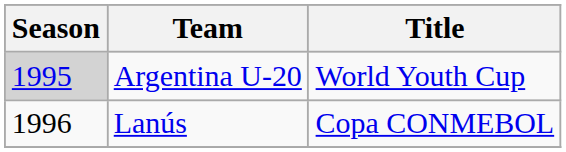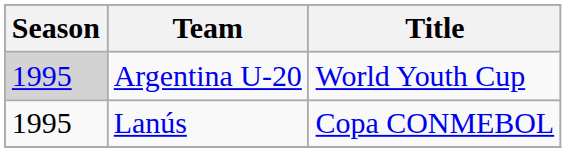(42, 123) 1996 -> (42, 123) 1995
